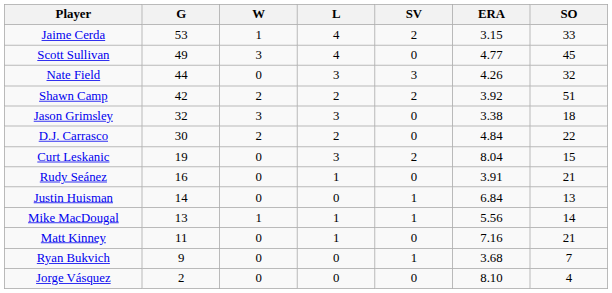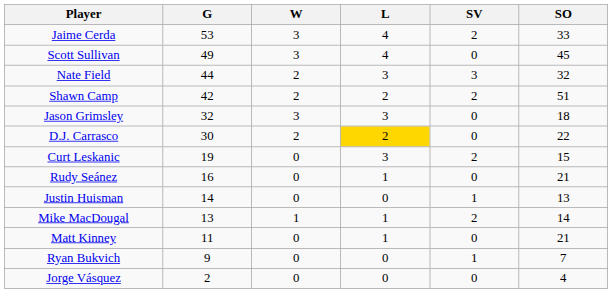- column: (491, 14)
(259, 34) 1 -> (296, 34) 3
(259, 75) 0 -> (296, 75) 2
(336, 136) no background -> (385, 136) gold background
(414, 217) 1 -> (474, 217) 2
